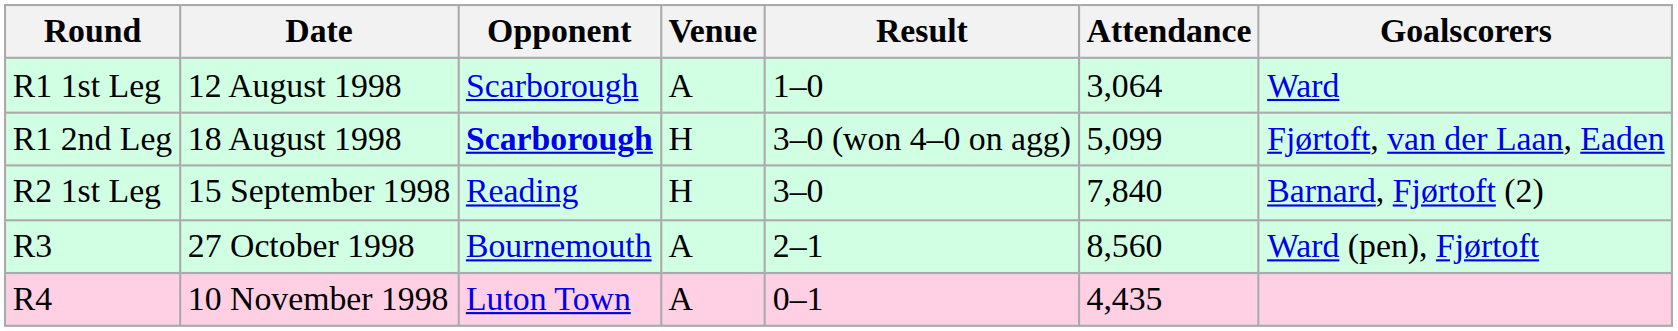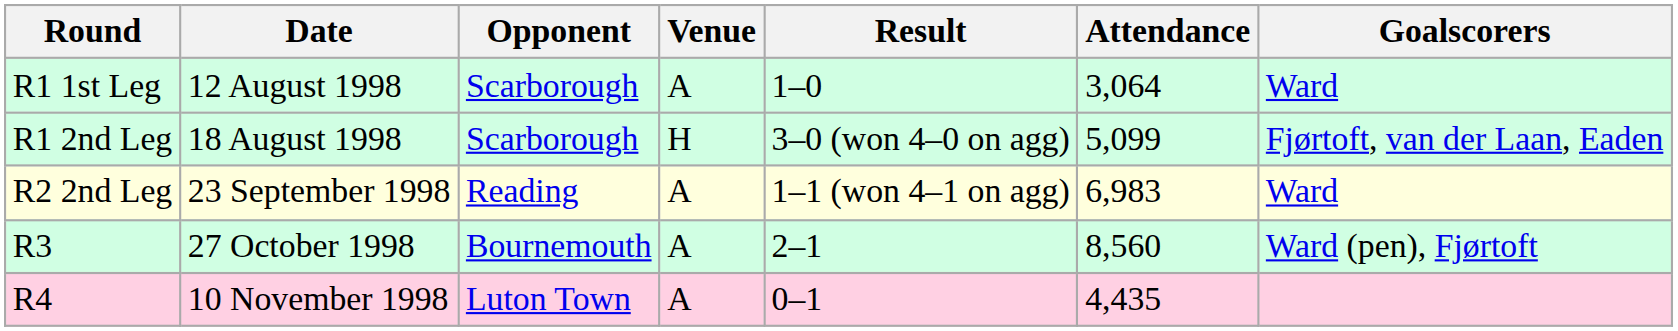(559, 138) bold -> (552, 138) normal
- row: (87, 191)
+ row: (93, 191)
